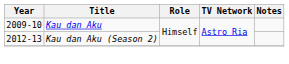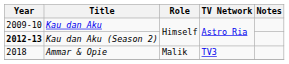(24, 39) normal -> (24, 39) bold
+ row: (77, 53)
